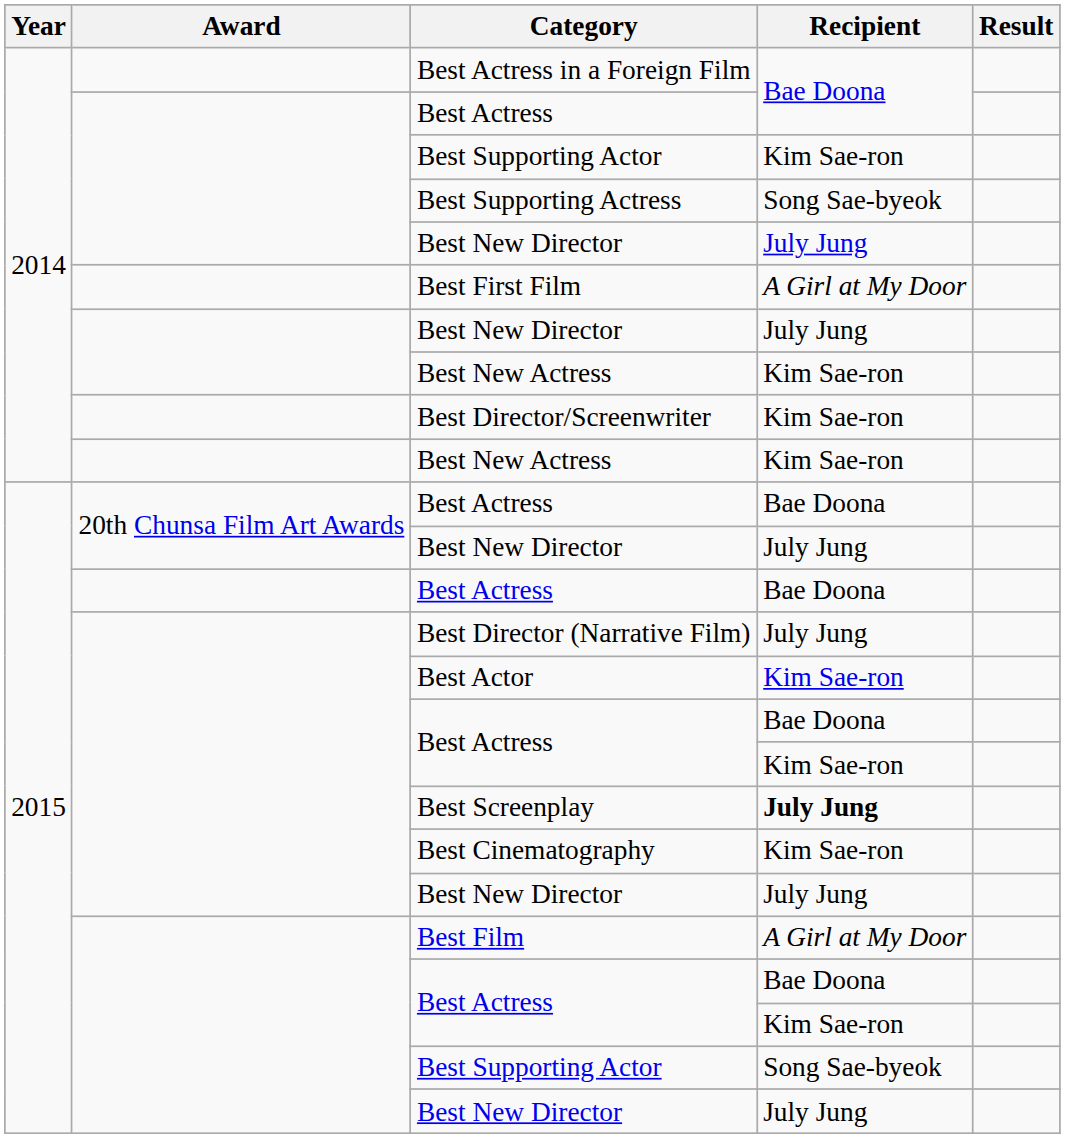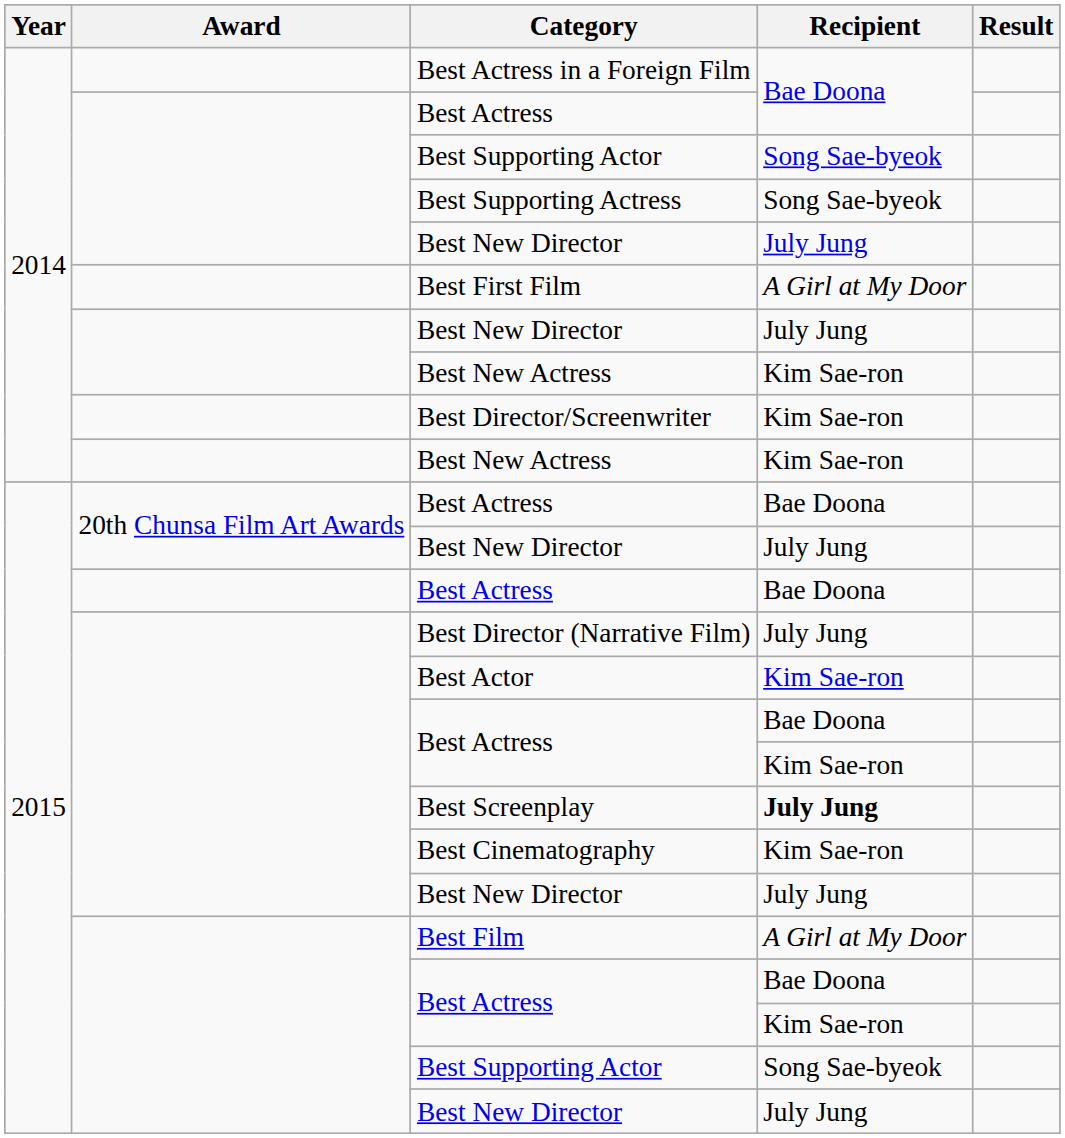(833, 156) Kim Sae-ron -> (852, 156) Song Sae-byeok
